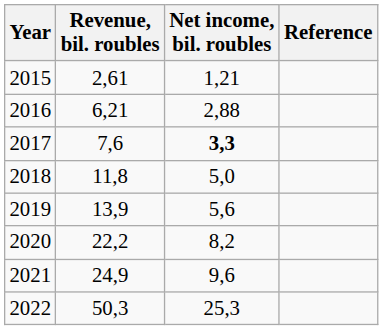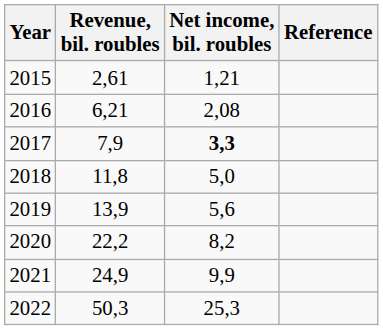(222, 110) 2,88 -> (222, 110) 2,08
(110, 143) 7,6 -> (110, 143) 7,9
(222, 275) 9,6 -> (222, 275) 9,9
